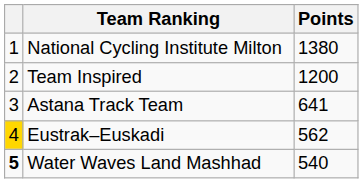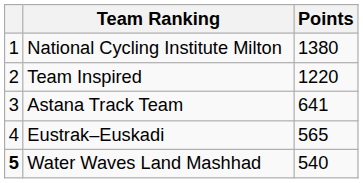(318, 76) 1200 -> (318, 76) 1220
(14, 134) gold background -> (14, 134) no background
(313, 134) 562 -> (313, 134) 565
